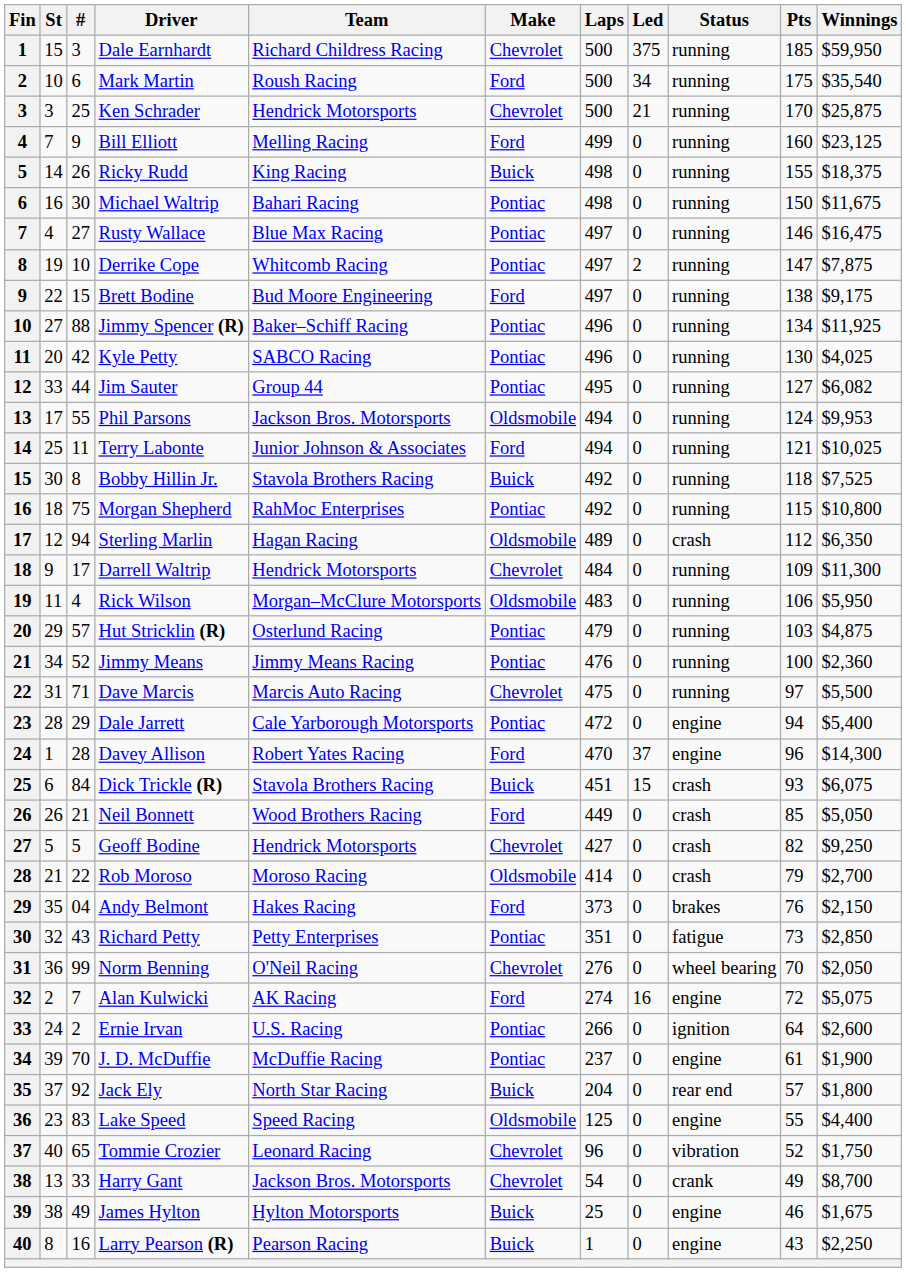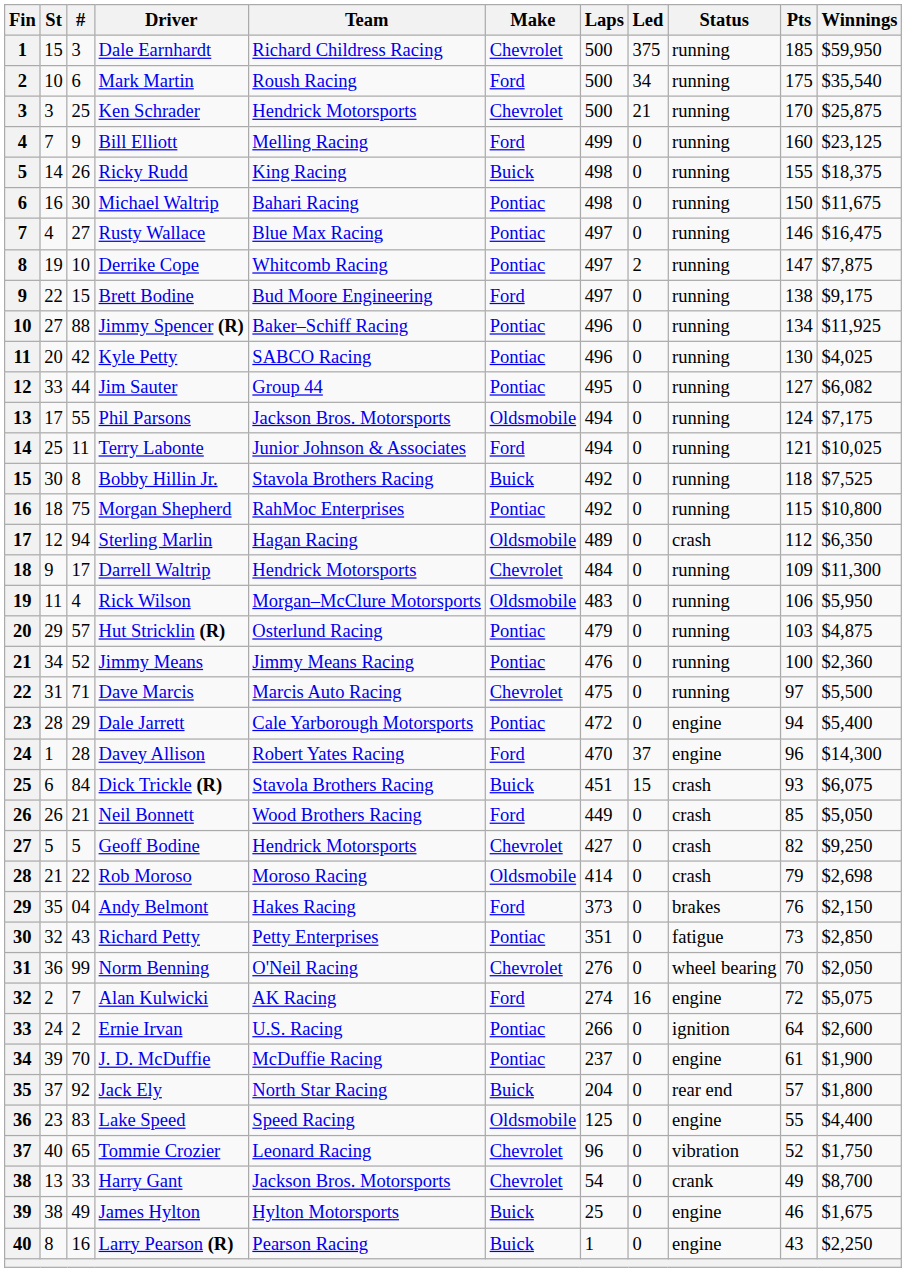(847, 417) $9,953 -> (847, 417) $7,175
(847, 876) $2,700 -> (847, 876) $2,698
